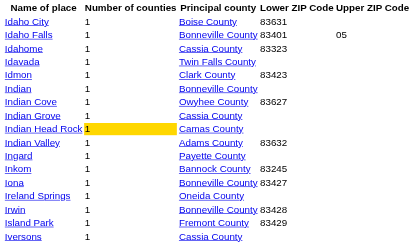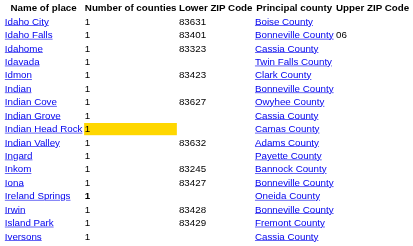columns swapped: (218, 8) <-> (297, 8)
(341, 35) 05 -> (341, 35) 06
(88, 196) normal -> (88, 196) bold
